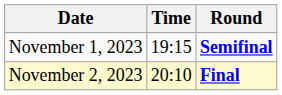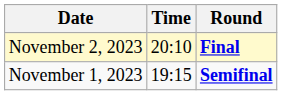rows swapped: (76, 47) <-> (76, 75)
